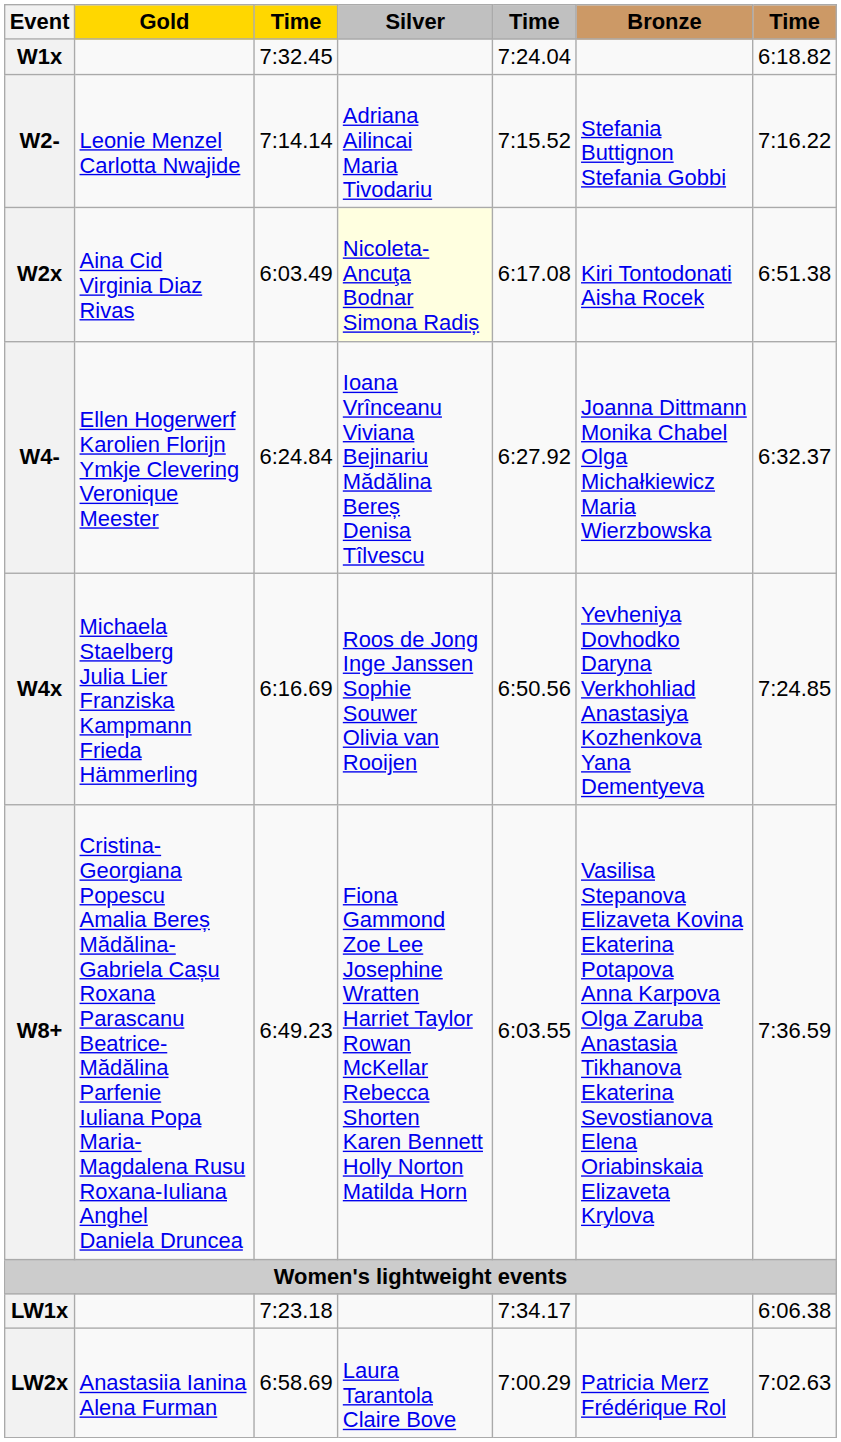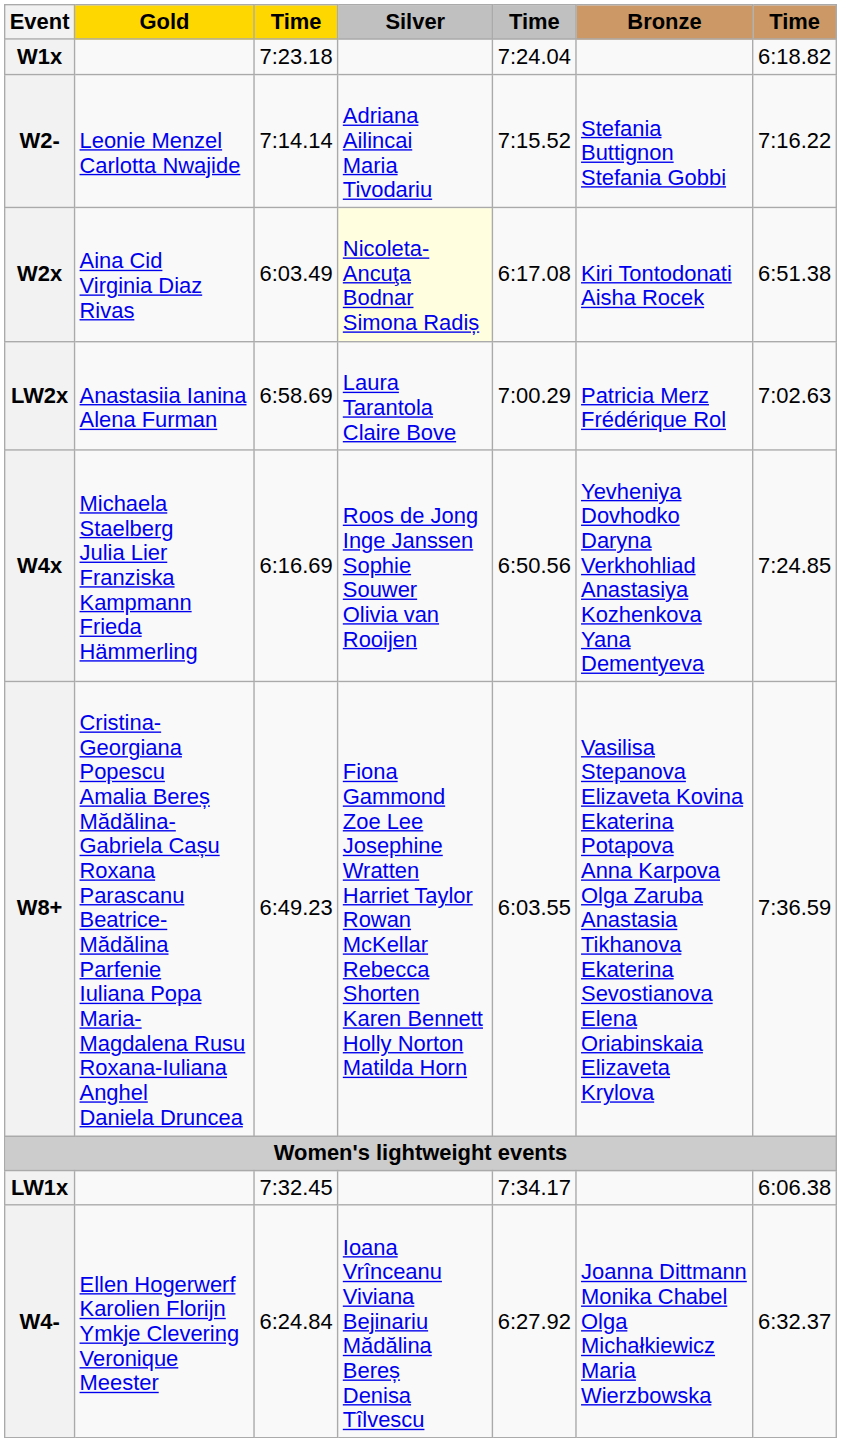(296, 56) 7:32.45 -> (296, 56) 7:23.18
rows swapped: (40, 456) <-> (40, 1382)
(296, 1311) 7:23.18 -> (296, 1187) 7:32.45
